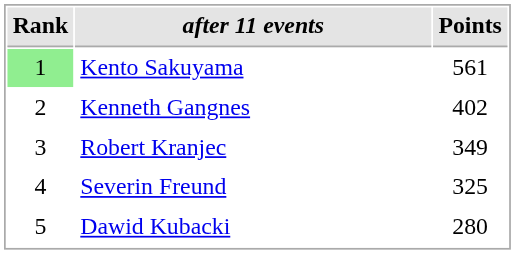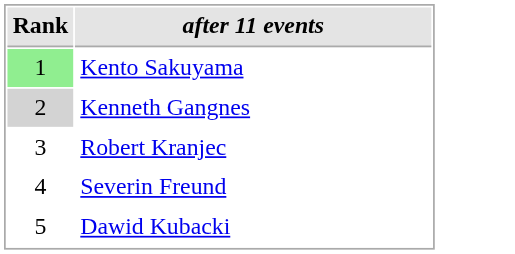- column: (470, 26)
(40, 107) no background -> (40, 107) lightgrey background
